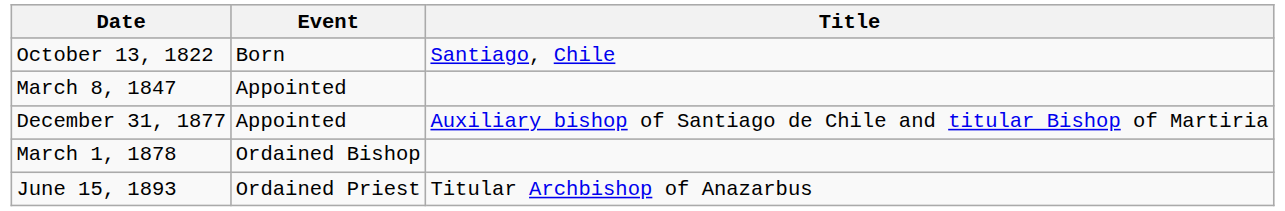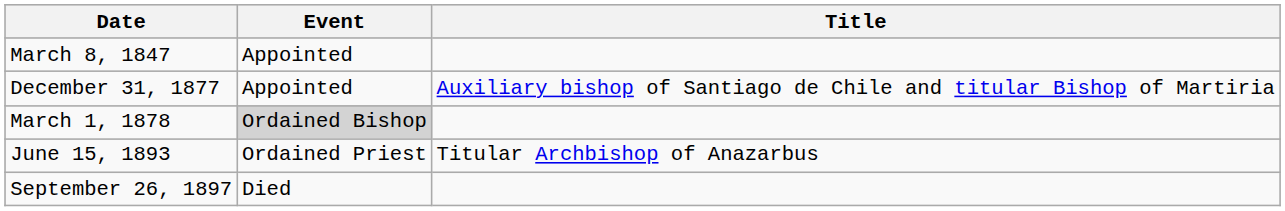- row: (115, 55)
(328, 155) no background -> (334, 122) lightgrey background
+ row: (121, 189)
